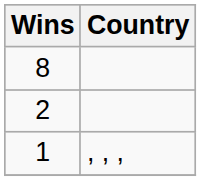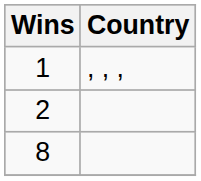rows swapped: (43, 68) <-> (43, 152)
